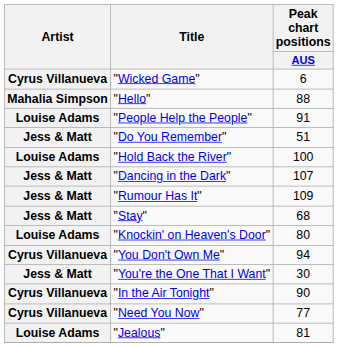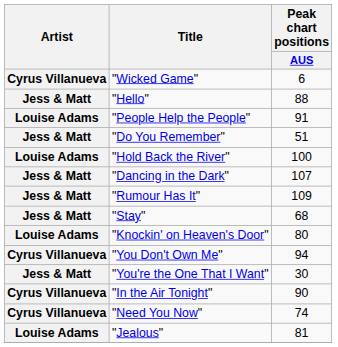(58, 98) Mahalia Simpson -> (57, 98) Jess & Matt
(303, 313) 77 -> (302, 313) 74
